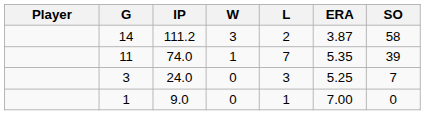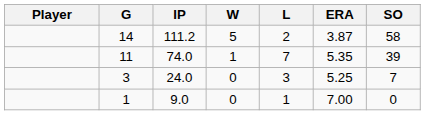(233, 36) 3 -> (233, 36) 5
